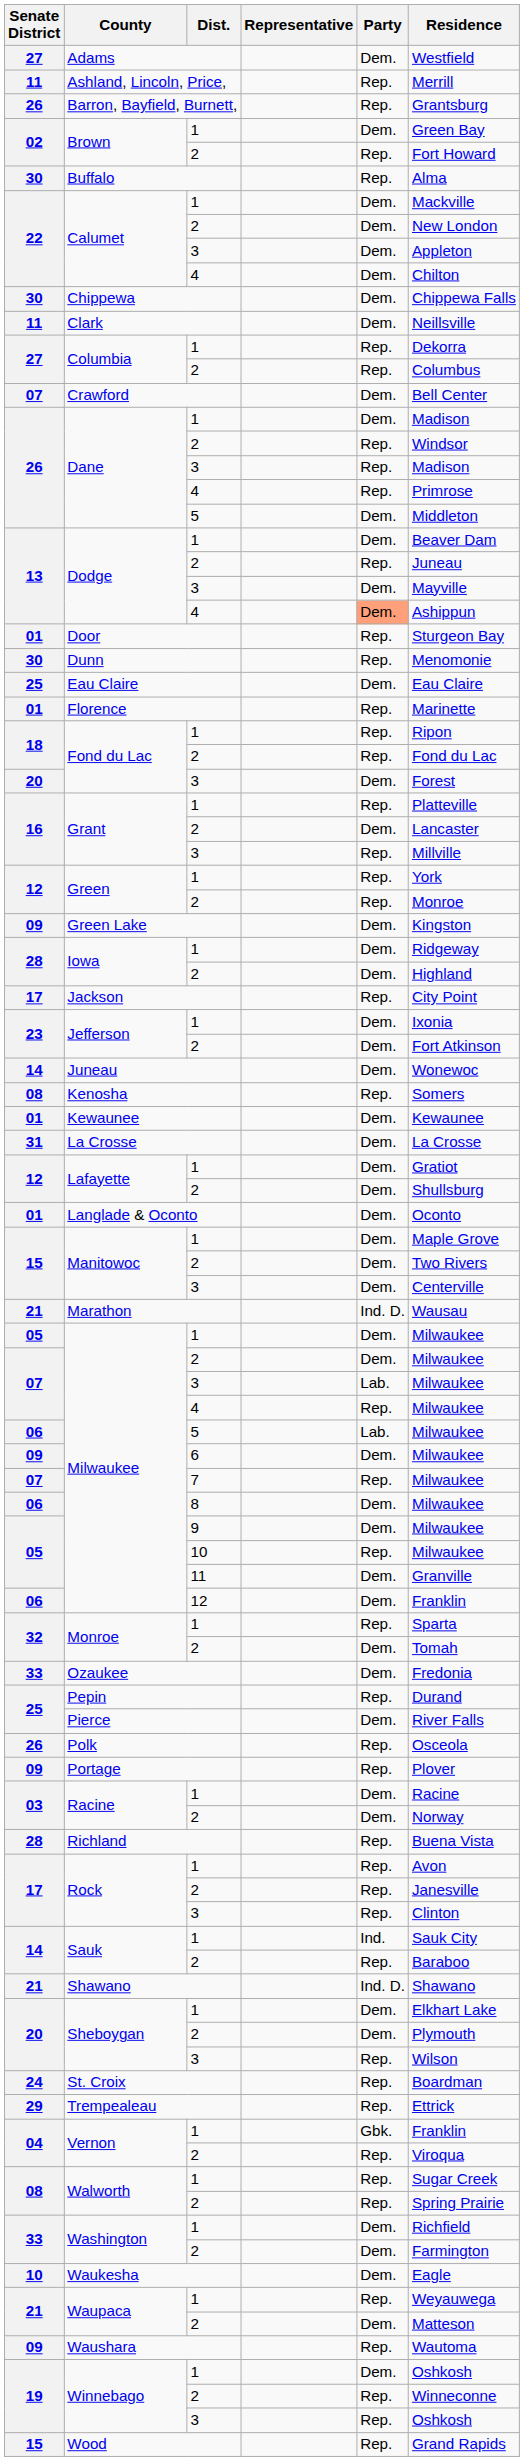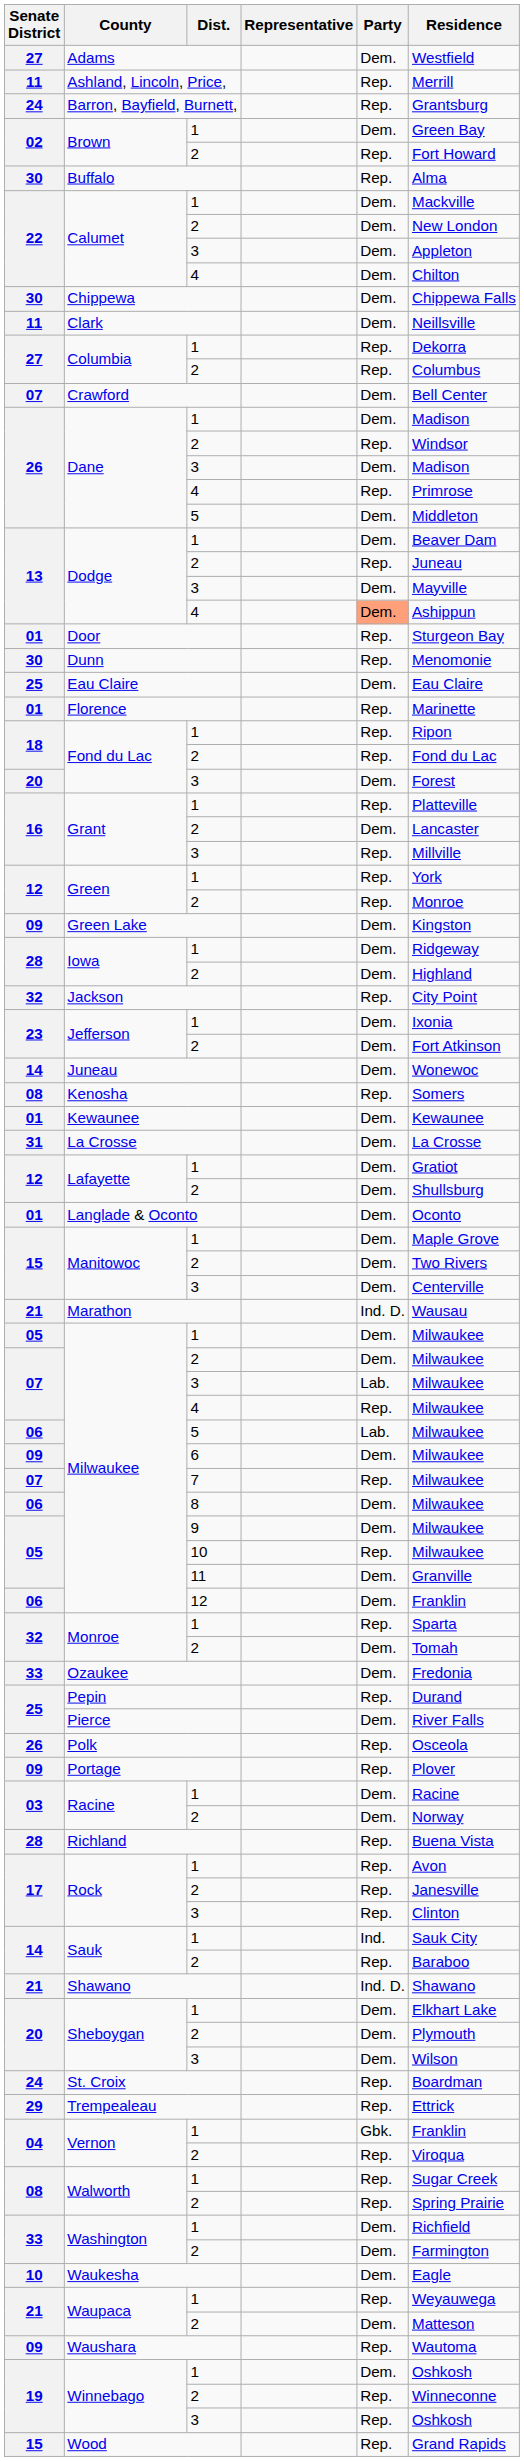(34, 105) 26 -> (34, 105) 24
(376, 467) Rep. -> (378, 467) Dem.
(34, 997) 17 -> (34, 997) 32
(376, 2058) Rep. -> (378, 2058) Dem.
